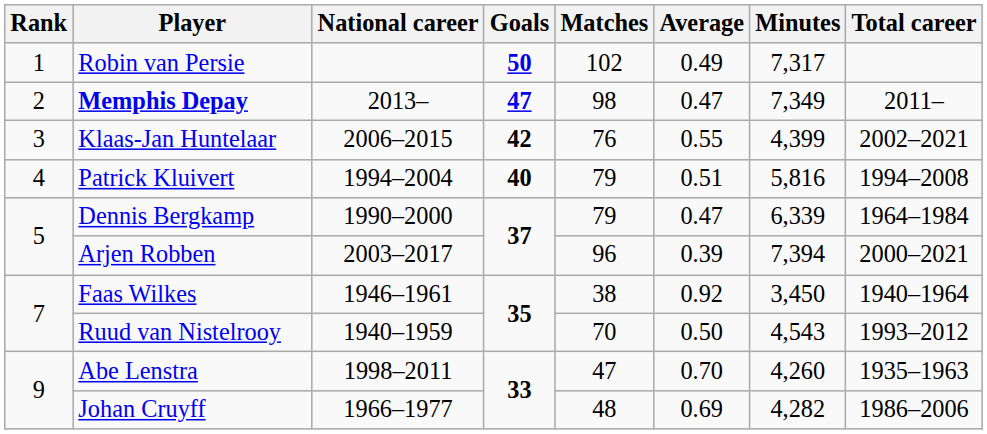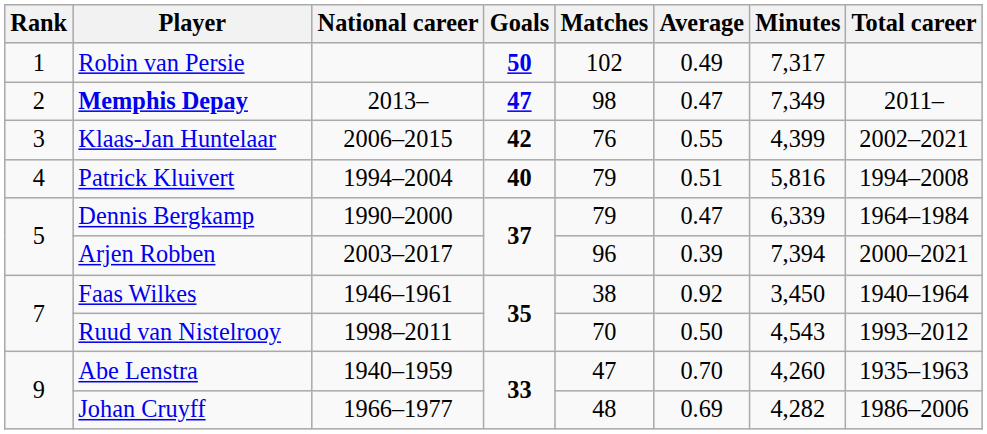(398, 332) 1940–1959 -> (398, 332) 1998–2011
(398, 370) 1998–2011 -> (398, 370) 1940–1959
